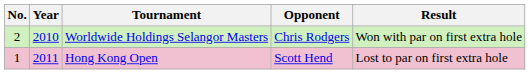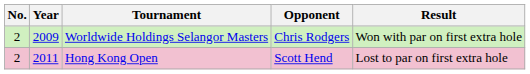(46, 37) 2010 -> (46, 37) 2009
(17, 58) 1 -> (17, 58) 2
